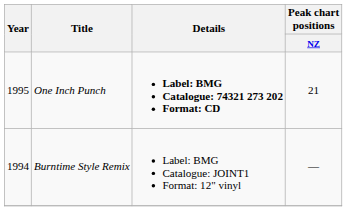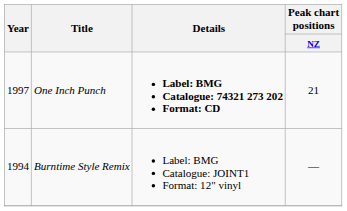(18, 90) 1995 -> (18, 90) 1997
